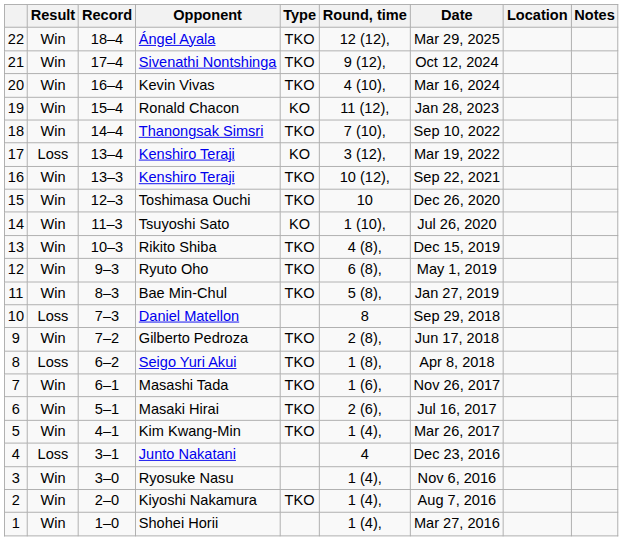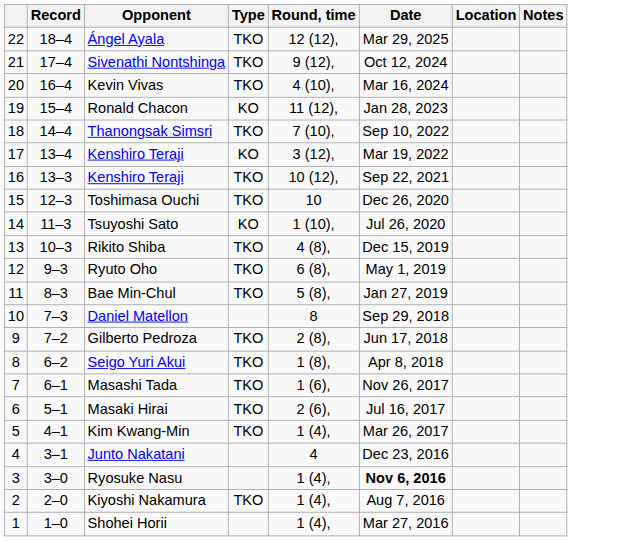- column: (53, 16)
(457, 477) normal -> (406, 477) bold
